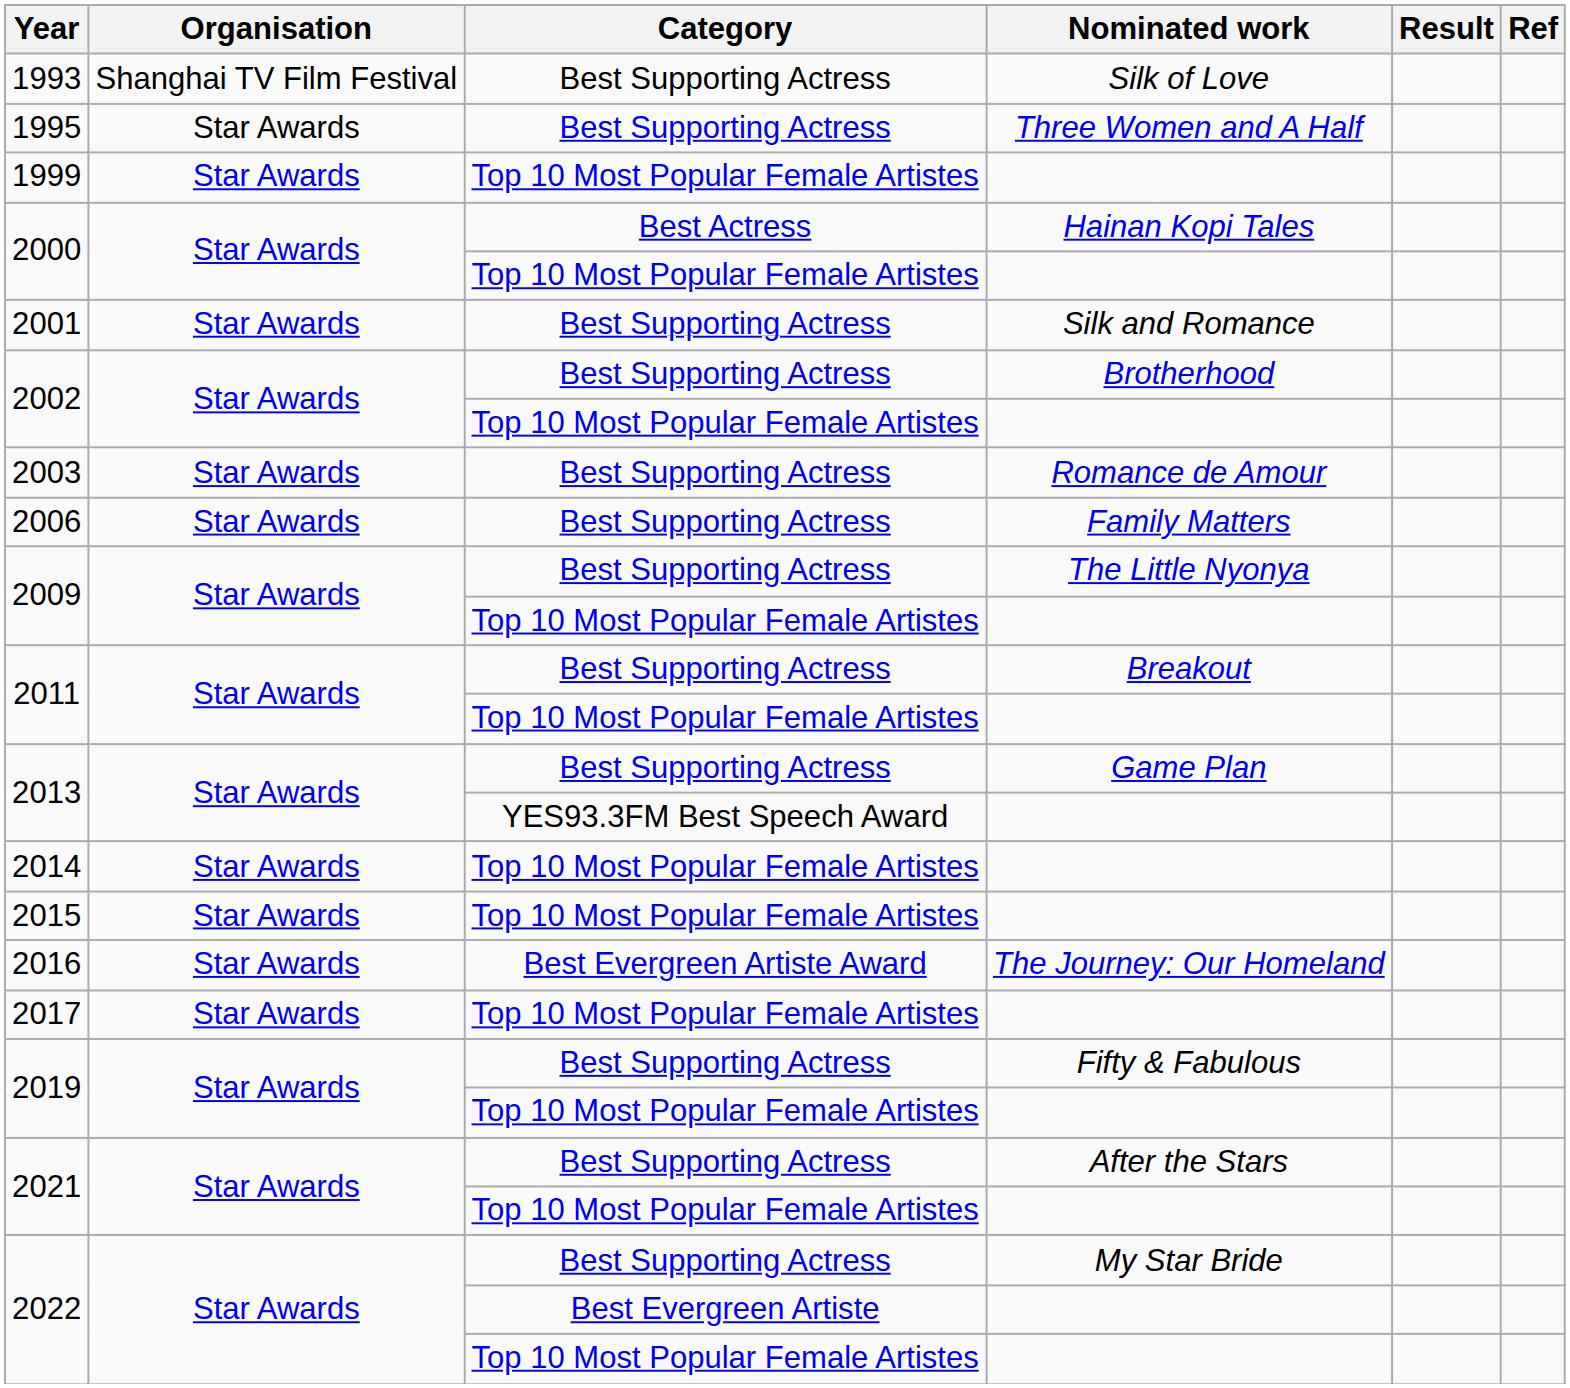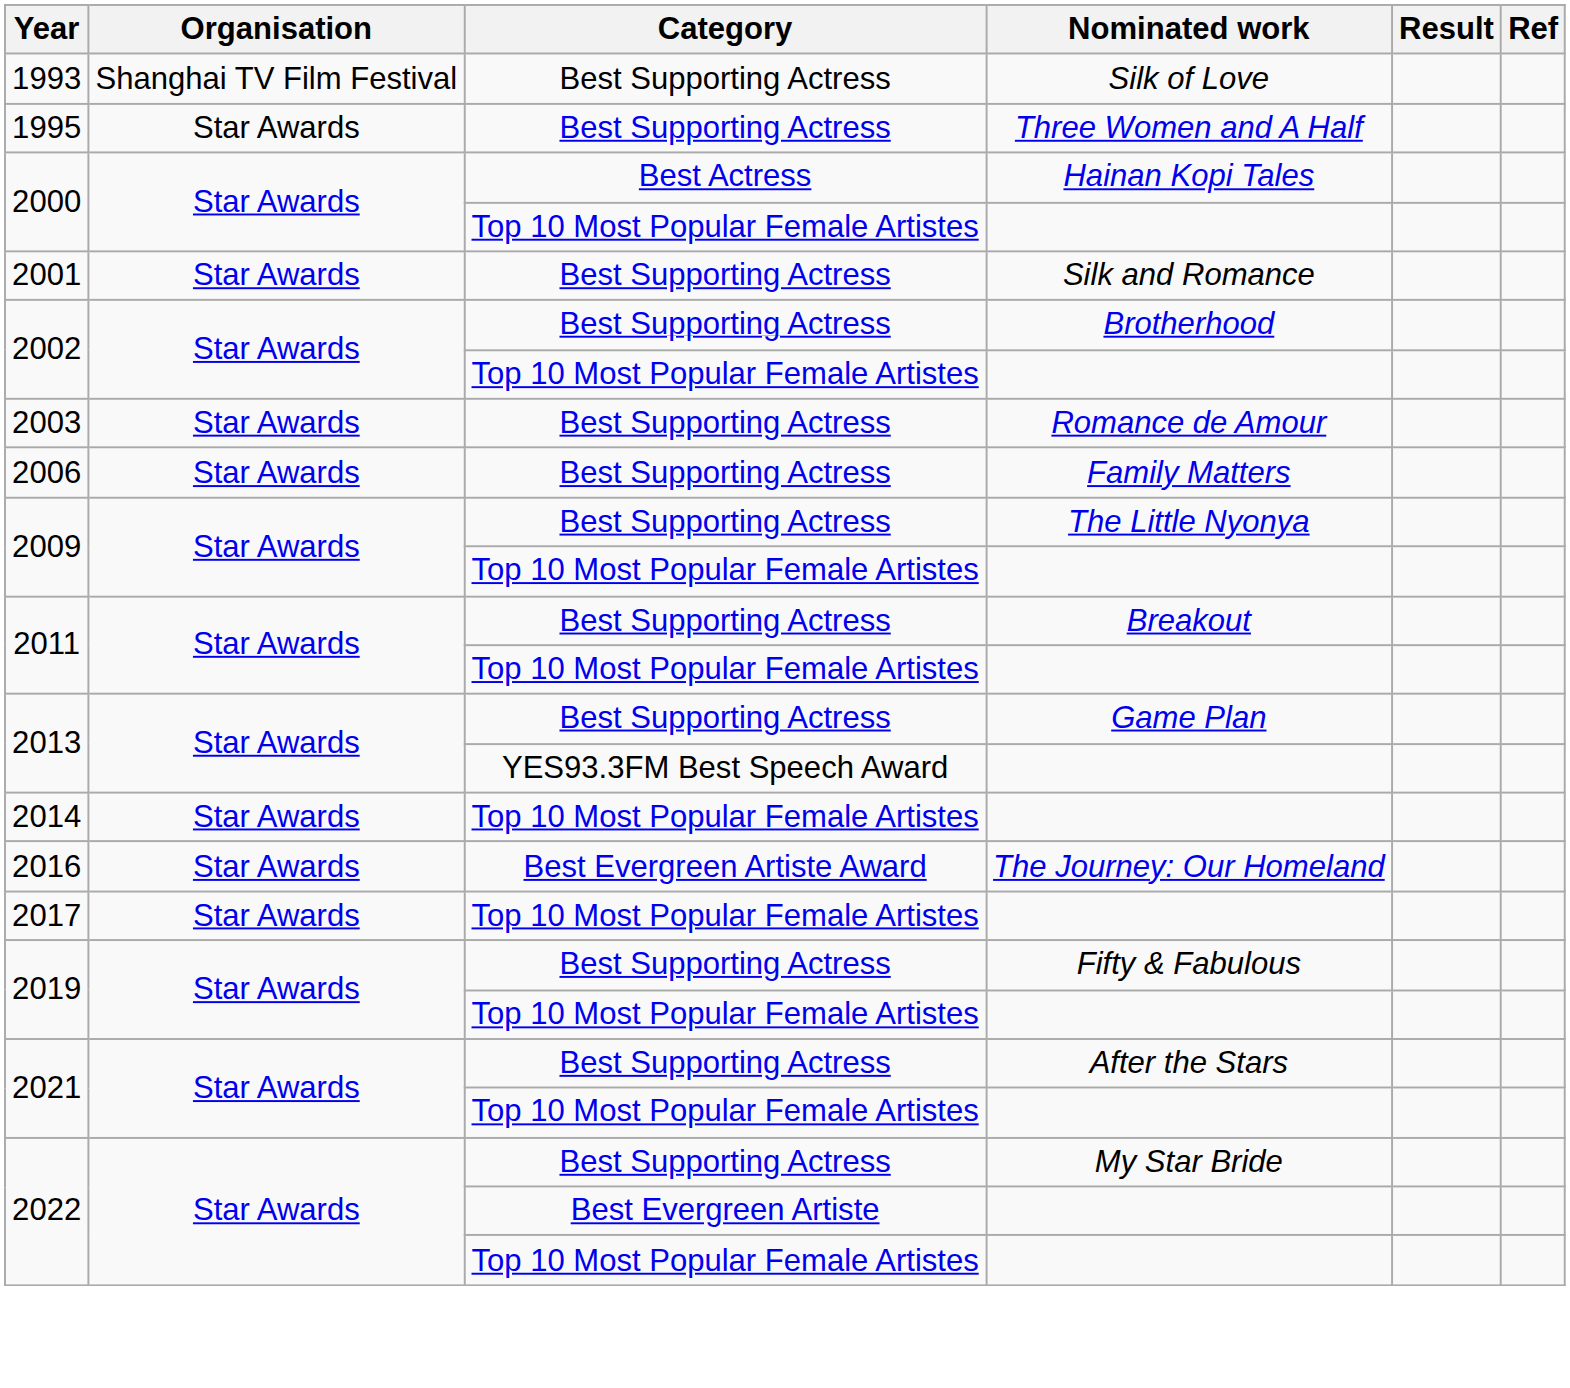- row: (47, 176)
- row: (47, 915)
